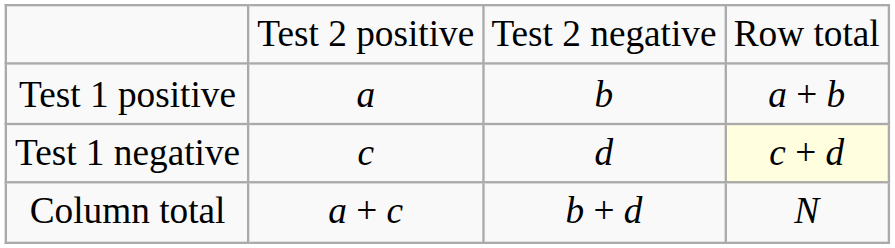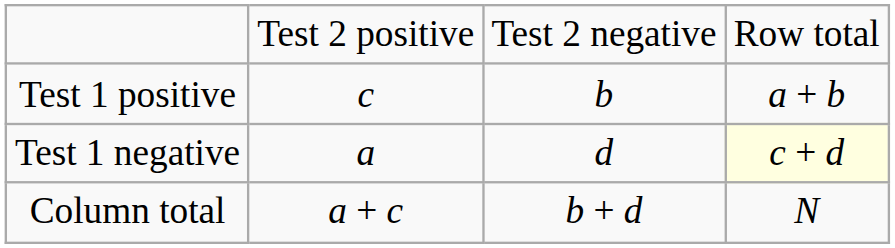(366, 93) a -> (366, 93) c
(366, 152) c -> (366, 152) a
